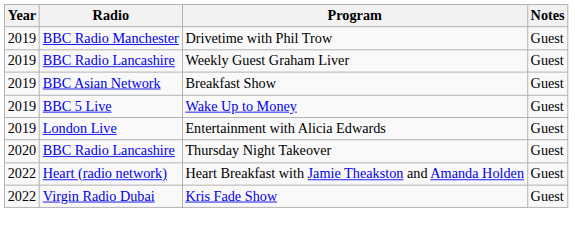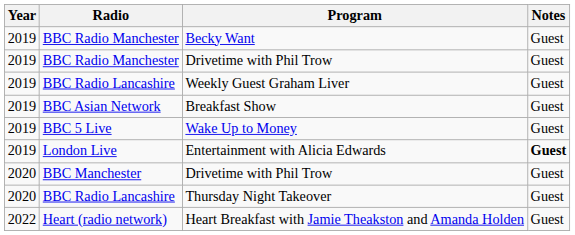+ row: (111, 38)
(547, 128) normal -> (548, 151) bold
+ row: (92, 173)
- row: (99, 196)
